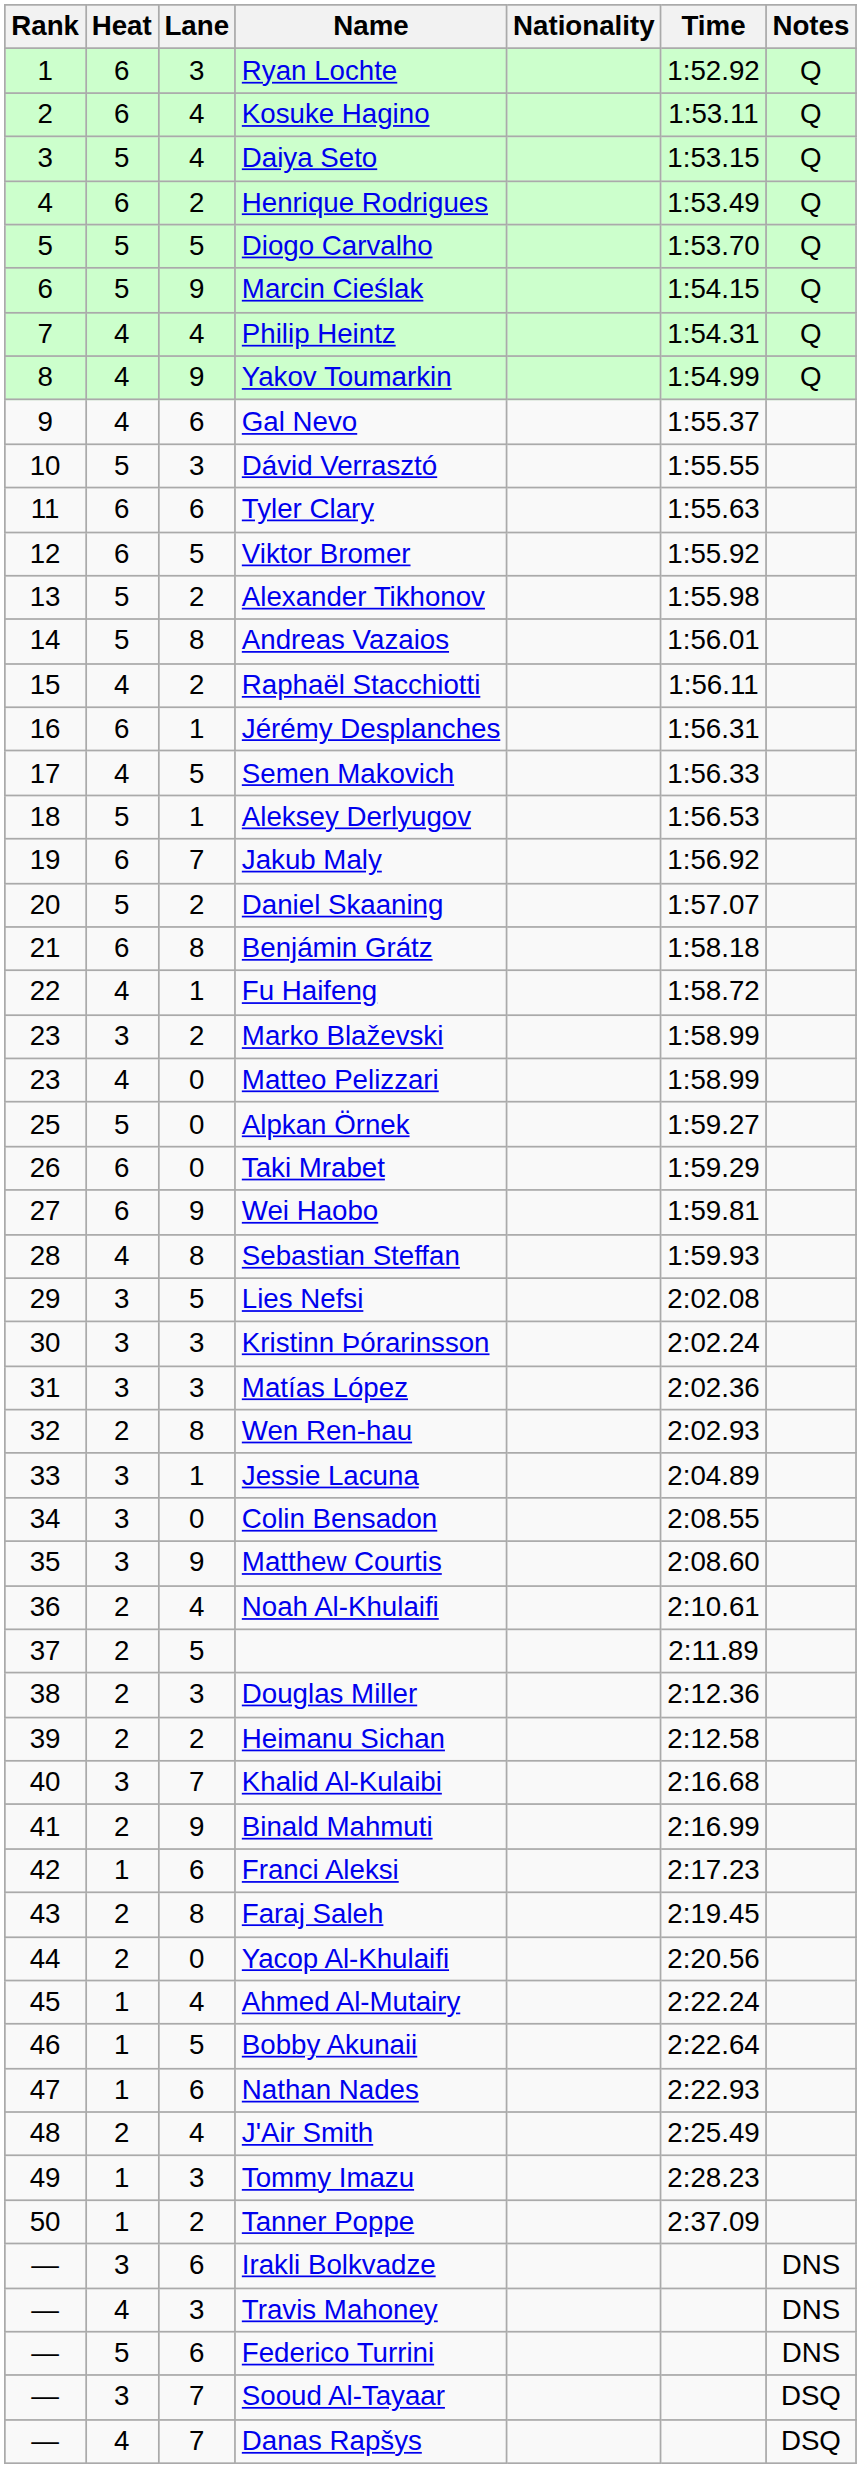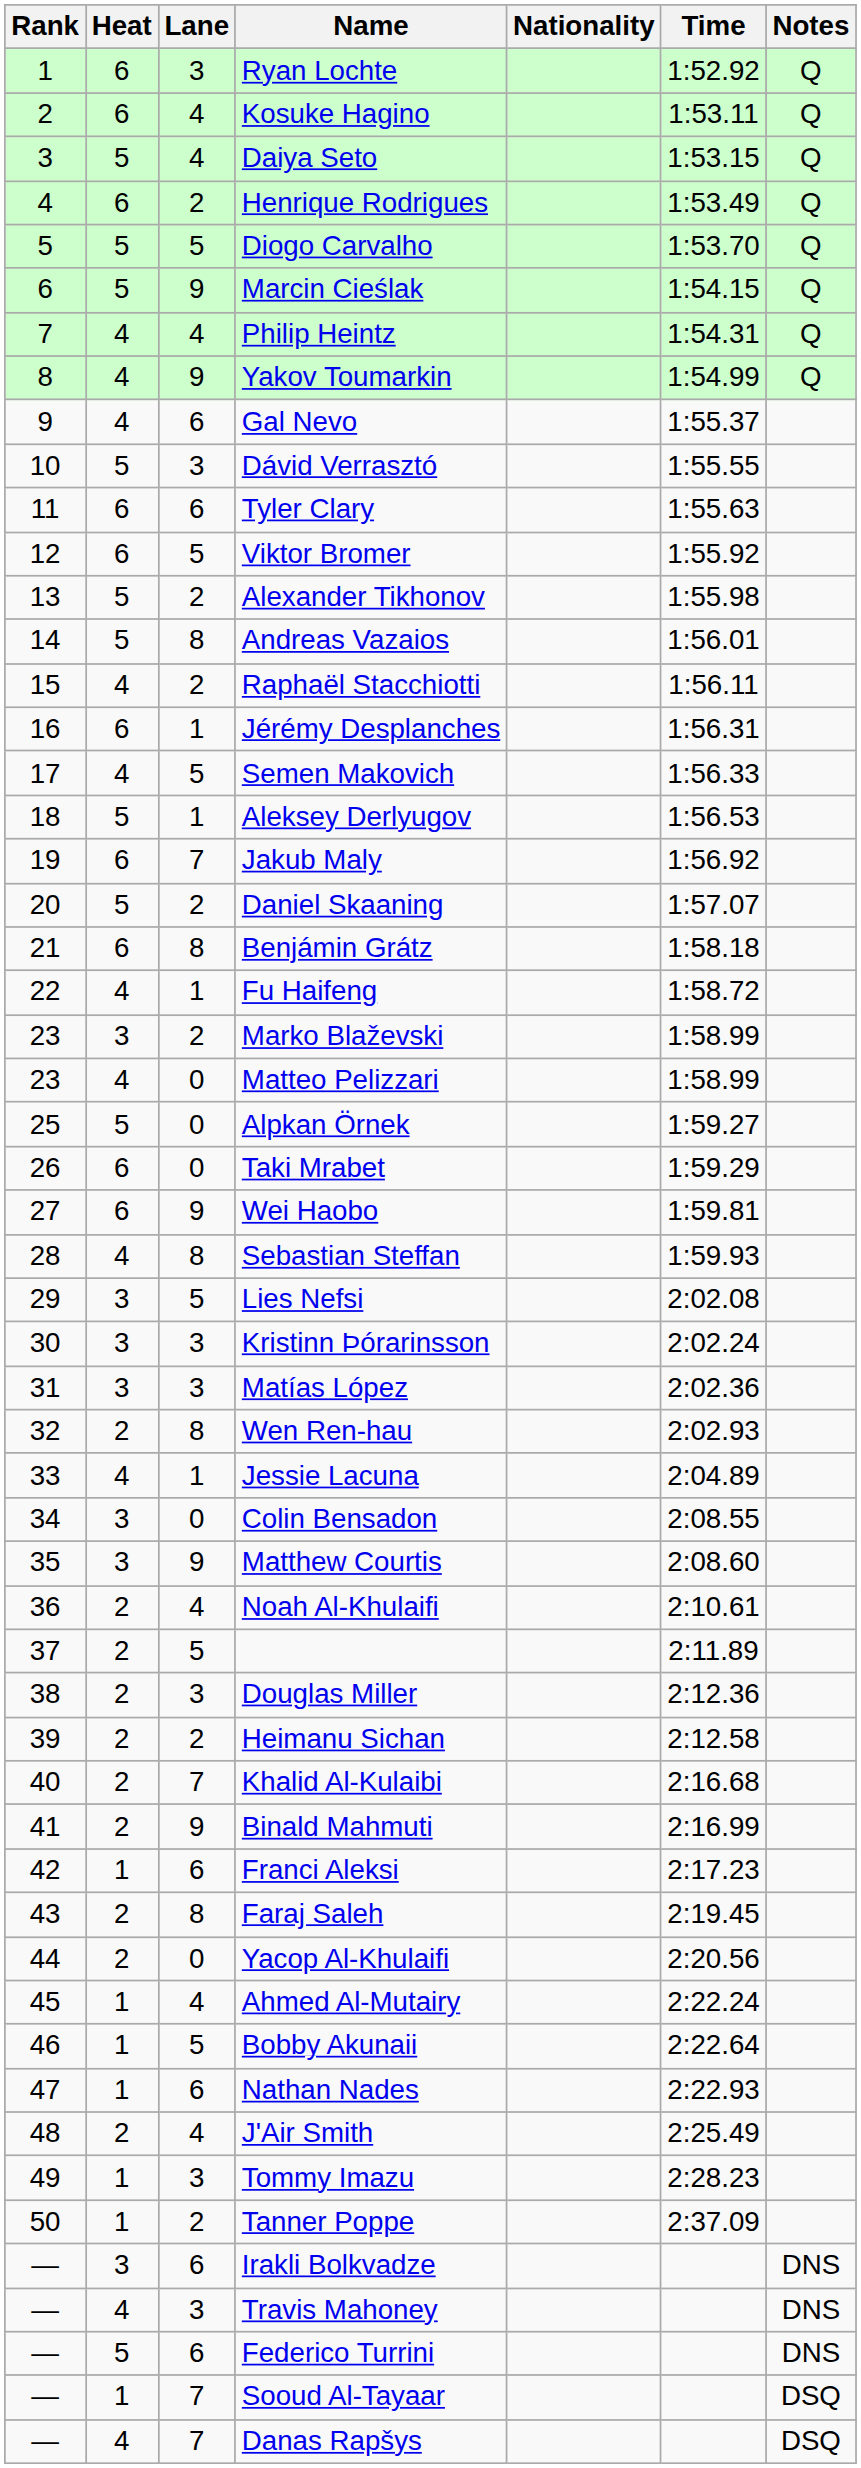(122, 1475) 3 -> (122, 1475) 4
(122, 1782) 3 -> (122, 1782) 2
(122, 2396) 3 -> (122, 2396) 1
